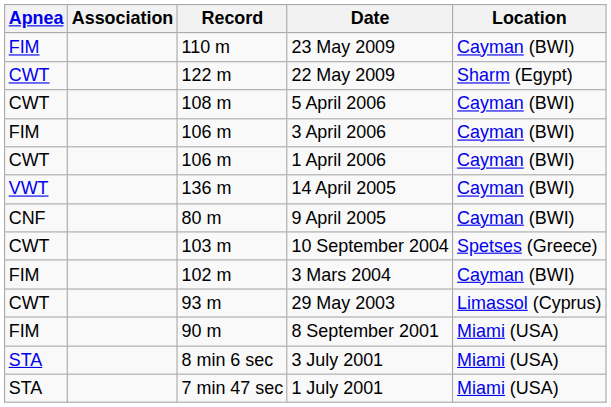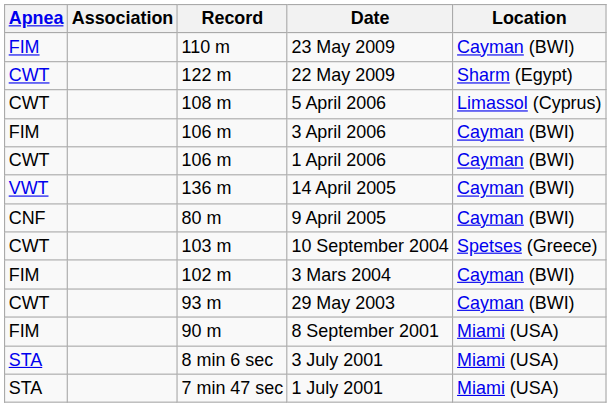(516, 103) Cayman (BWI) -> (529, 103) Limassol (Cyprus)
(529, 302) Limassol (Cyprus) -> (516, 302) Cayman (BWI)
